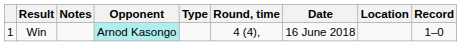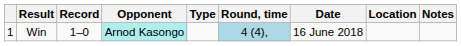columns swapped: (434, 14) <-> (76, 14)
(247, 32) no background -> (254, 32) lightblue background
